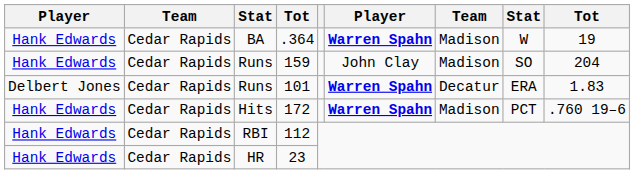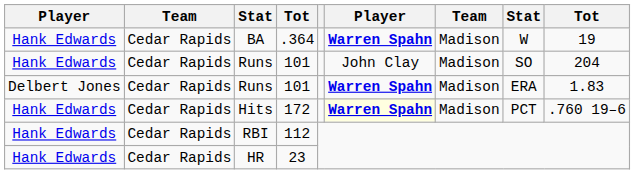(297, 63) 159 -> (297, 63) 101
(469, 87) Decatur -> (469, 87) Madison
(380, 110) no background -> (380, 110) lightyellow background
